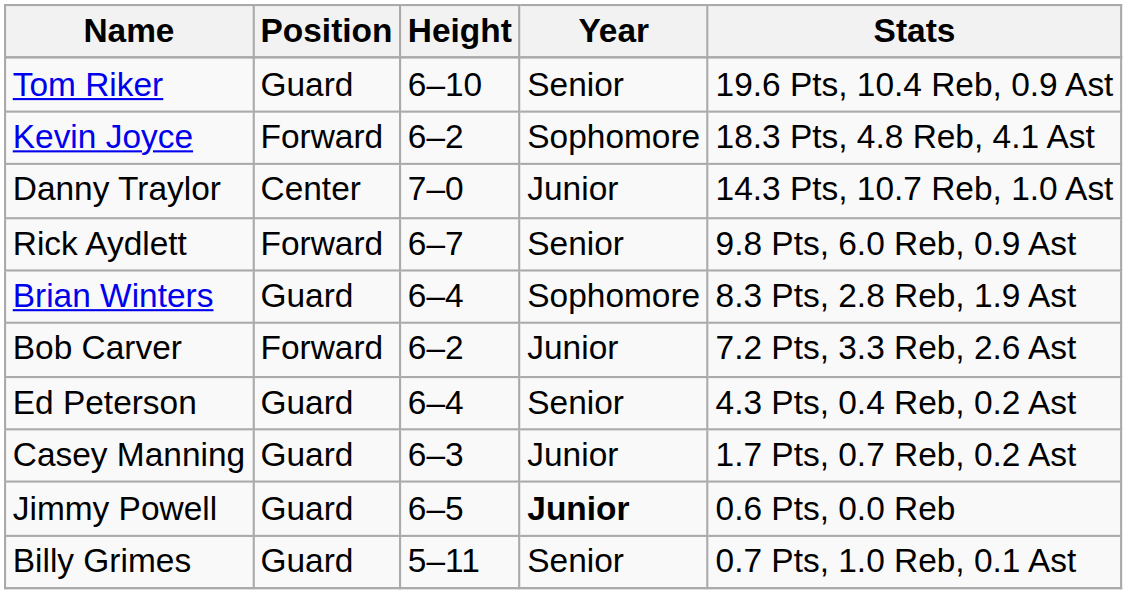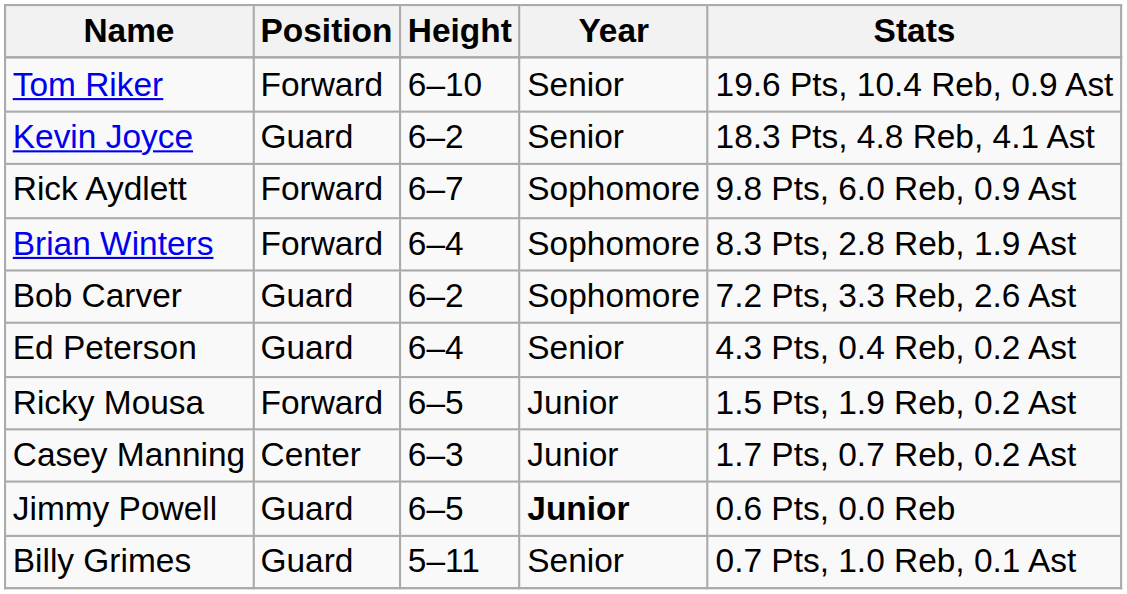(307, 84) Guard -> (322, 84) Forward
(322, 137) Forward -> (307, 137) Guard
(614, 137) Sophomore -> (576, 137) Senior
- row: (117, 190)
(576, 243) Senior -> (614, 190) Sophomore
(307, 296) Guard -> (322, 243) Forward
(322, 349) Forward -> (307, 296) Guard
(573, 349) Junior -> (614, 296) Sophomore
+ row: (108, 402)
(307, 455) Guard -> (311, 455) Center
